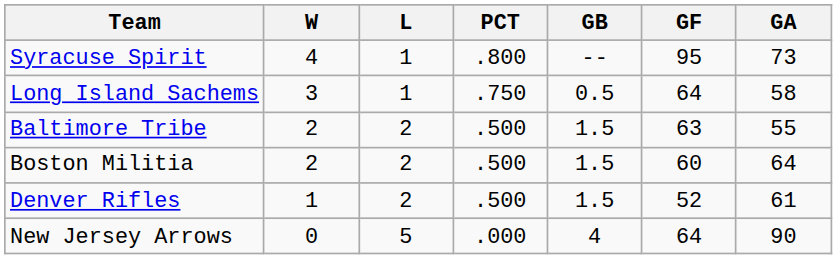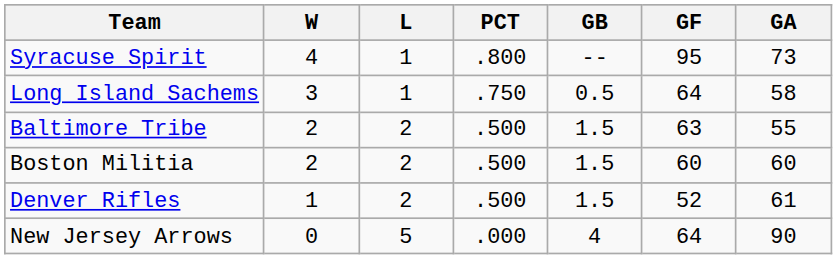(783, 165) 64 -> (783, 165) 60
